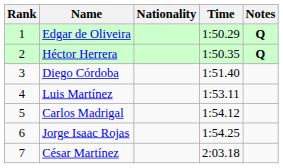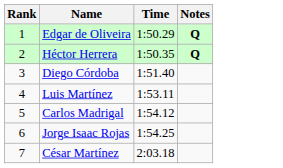- column: (166, 14)
